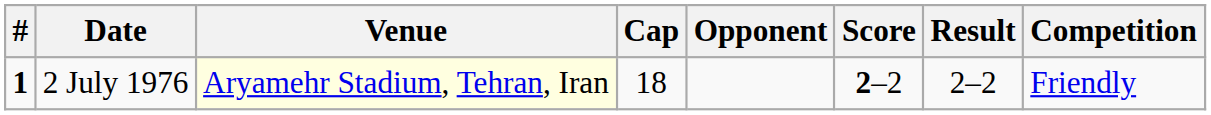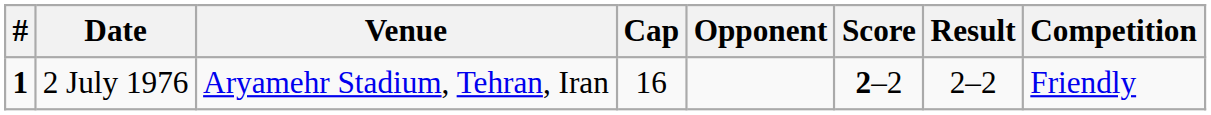(406, 82) lightyellow background -> (406, 82) no background
(651, 82) 18 -> (651, 82) 16
